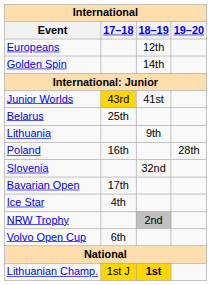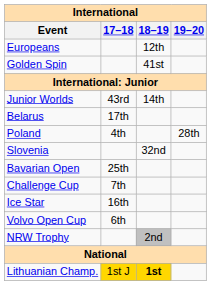(154, 64) 14th -> (154, 64) 41st
(118, 99) gold background -> (118, 99) no background
(154, 99) 41st -> (154, 99) 14th
(118, 116) 25th -> (118, 116) 17th
- row: (29, 133)
(118, 151) 16th -> (118, 133) 4th
(118, 185) 17th -> (118, 168) 25th
+ row: (43, 185)
(118, 202) 4th -> (118, 202) 16th
rows swapped: (38, 220) <-> (46, 237)
